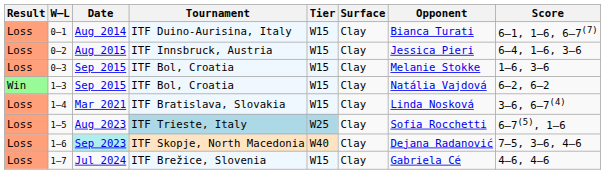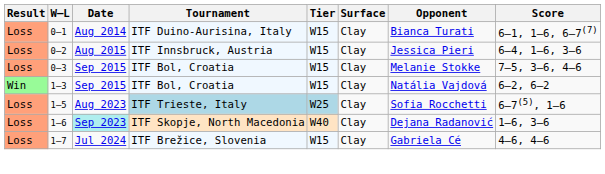(524, 68) 1–6, 3–6 -> (540, 68) 7–5, 3–6, 4–6
- row: (59, 105)
(540, 143) 7–5, 3–6, 4–6 -> (524, 123) 1–6, 3–6
